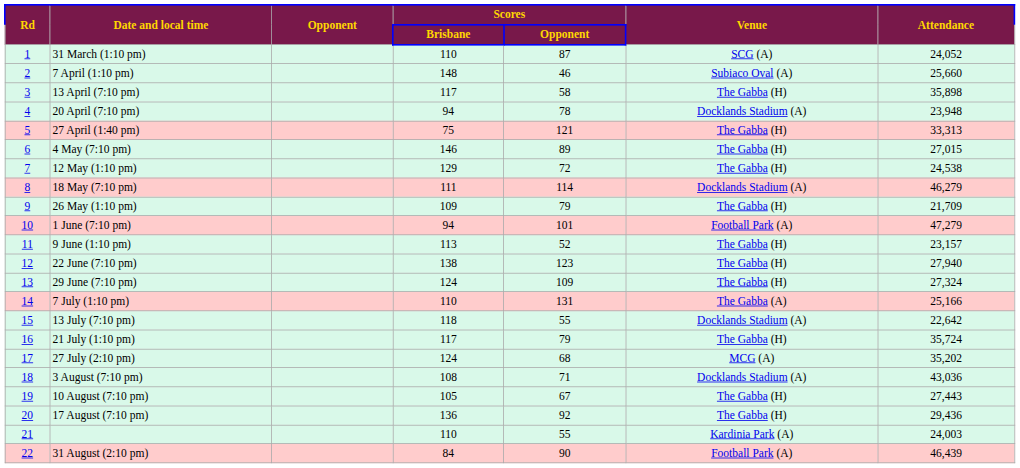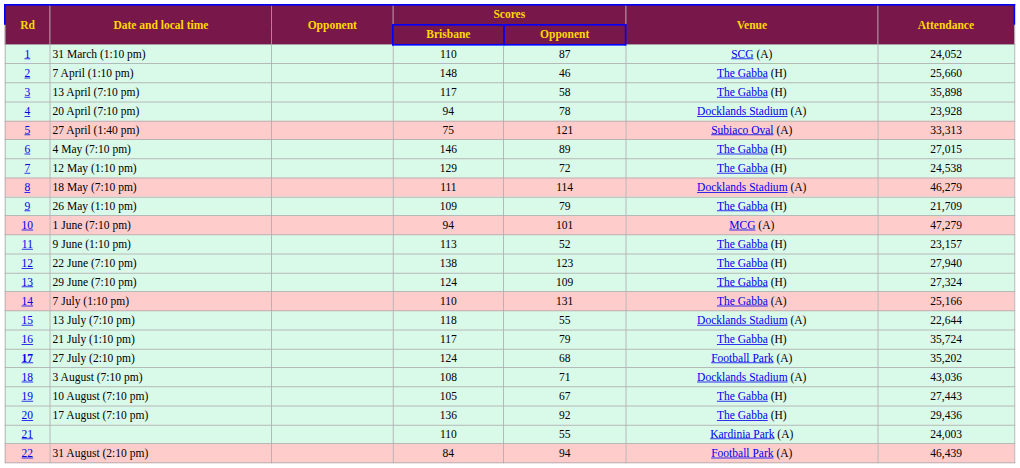(752, 73) Subiaco Oval (A) -> (752, 73) The Gabba (H)
(946, 111) 23,948 -> (946, 111) 23,928
(752, 130) The Gabba (H) -> (752, 130) Subiaco Oval (A)
(752, 225) Football Park (A) -> (752, 225) MCG (A)
(946, 320) 22,642 -> (946, 320) 22,644
(27, 358) normal -> (27, 358) bold
(752, 358) MCG (A) -> (752, 358) Football Park (A)
(565, 453) 90 -> (565, 453) 94
